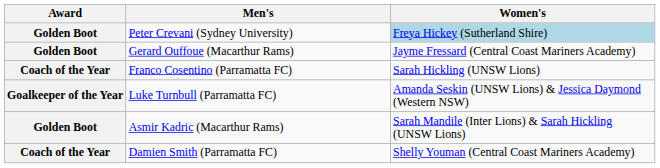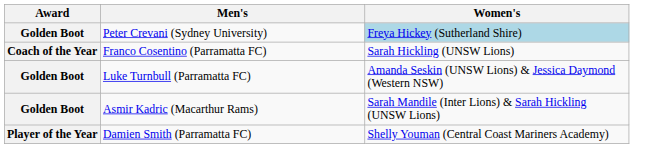- row: (211, 51)
(65, 95) Goalkeeper of the Year -> (52, 76) Golden Boot
(65, 153) Coach of the Year -> (52, 134) Player of the Year
